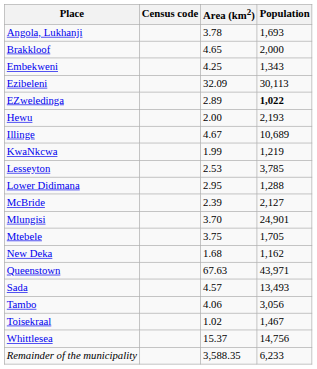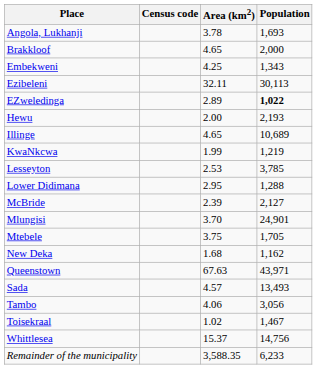(215, 83) 32.09 -> (215, 83) 32.11
(212, 134) 4.67 -> (212, 134) 4.65
